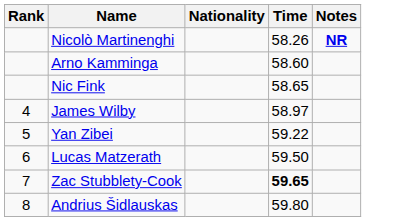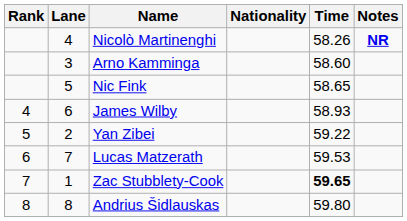+ column: (69, 16)
(290, 110) 58.97 -> (332, 110) 58.93
(290, 157) 59.50 -> (332, 157) 59.53
